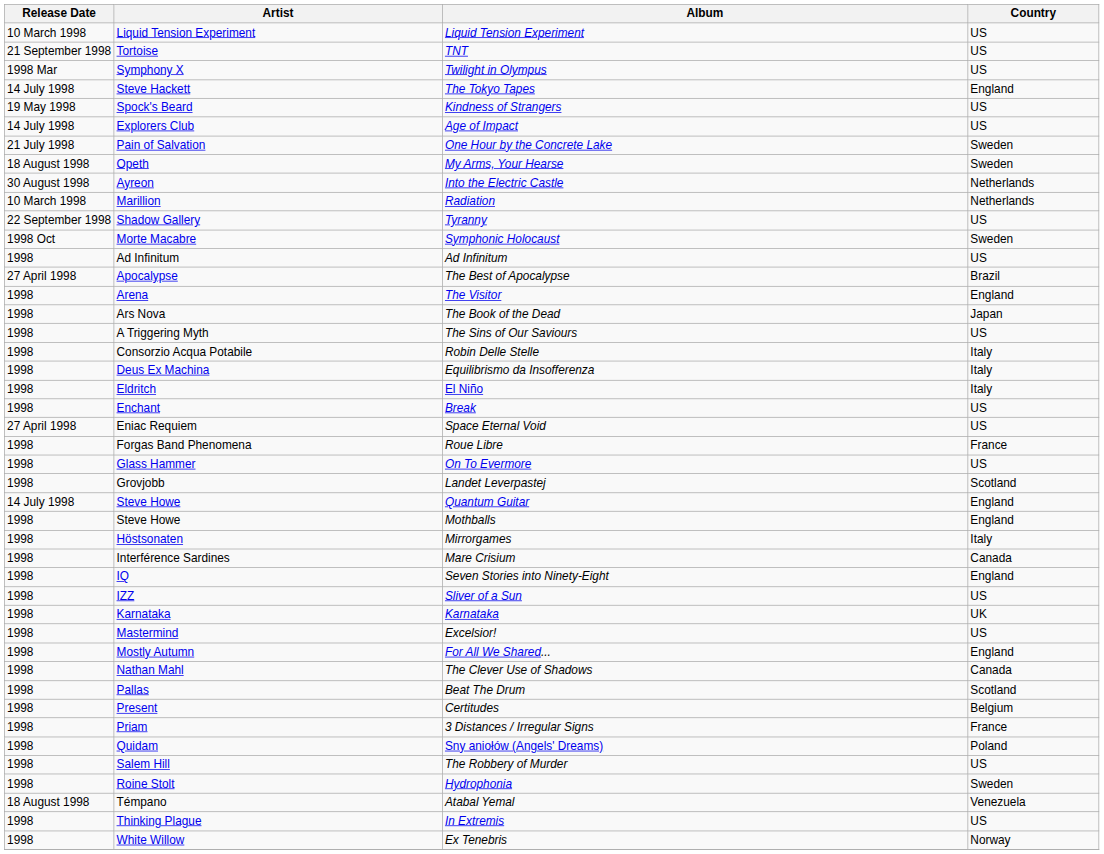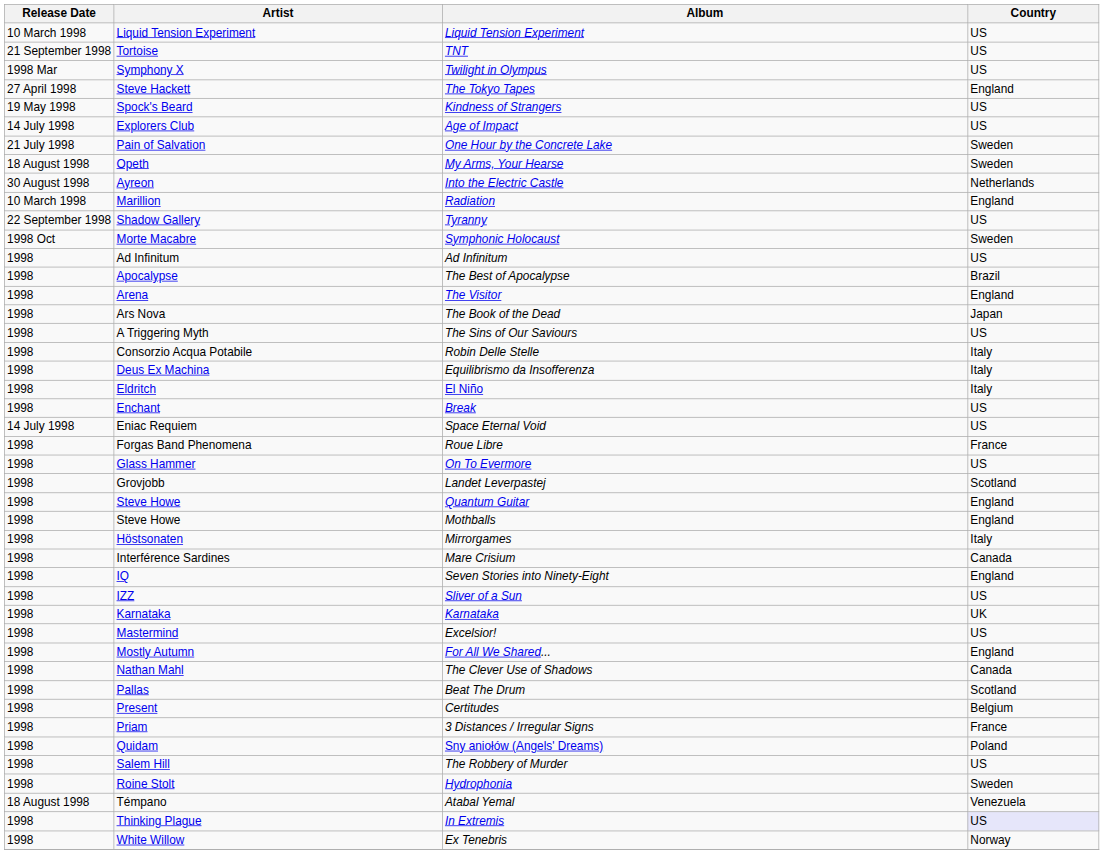(41, 88) 14 July 1998 -> (42, 88) 27 April 1998
(1002, 201) Netherlands -> (992, 201) England
(42, 276) 27 April 1998 -> (20, 276) 1998
(42, 426) 27 April 1998 -> (41, 426) 14 July 1998
(41, 502) 14 July 1998 -> (20, 502) 1998
(979, 821) no background -> (979, 821) lavender background
